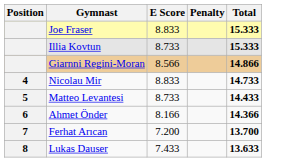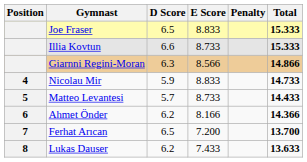+ column: (168, 13)
